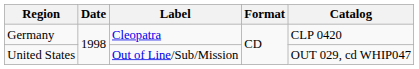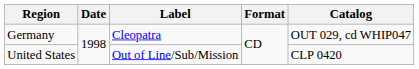(316, 34) CLP 0420 -> (351, 34) OUT 029, cd WHIP047
(351, 54) OUT 029, cd WHIP047 -> (316, 54) CLP 0420
